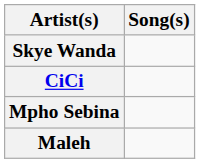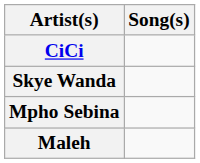rows swapped: (64, 50) <-> (64, 81)
